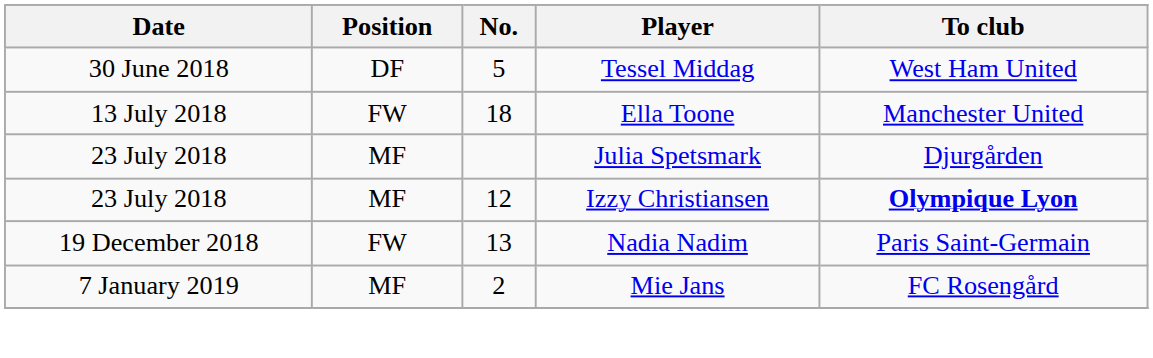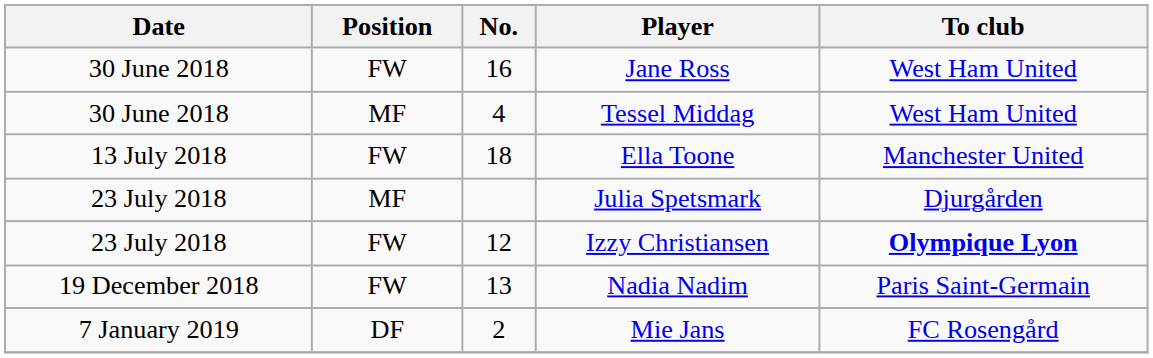+ row: (678, 69)
(387, 69) DF -> (387, 112) MF
(499, 69) 5 -> (499, 112) 4
(387, 198) MF -> (387, 242) FW
(387, 285) MF -> (387, 328) DF
